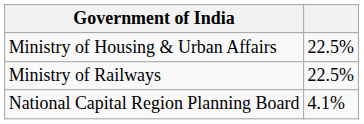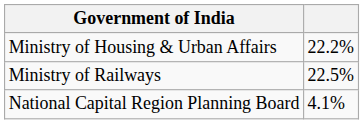(331, 47) 22.5% -> (331, 47) 22.2%
